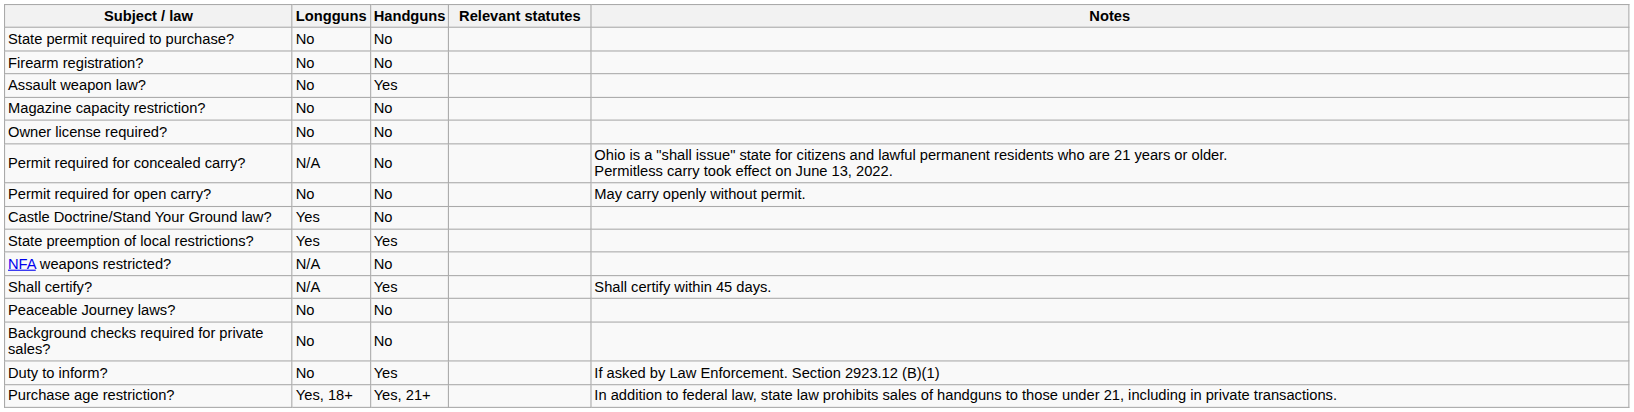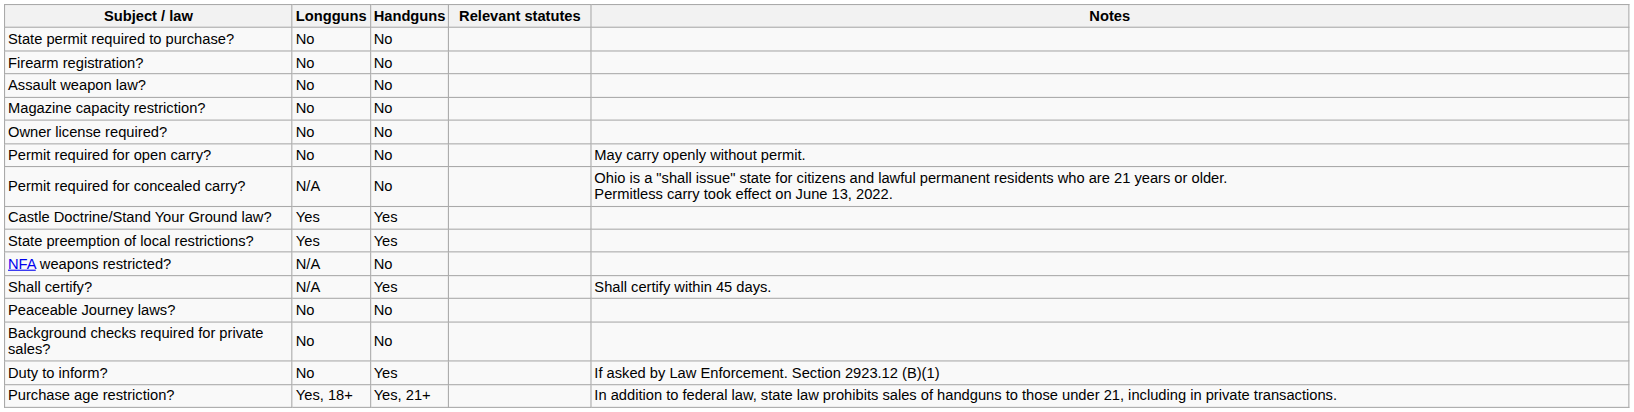(386, 85) Yes -> (383, 85) No
rows swapped: (127, 163) <-> (110, 194)
(383, 217) No -> (386, 217) Yes
